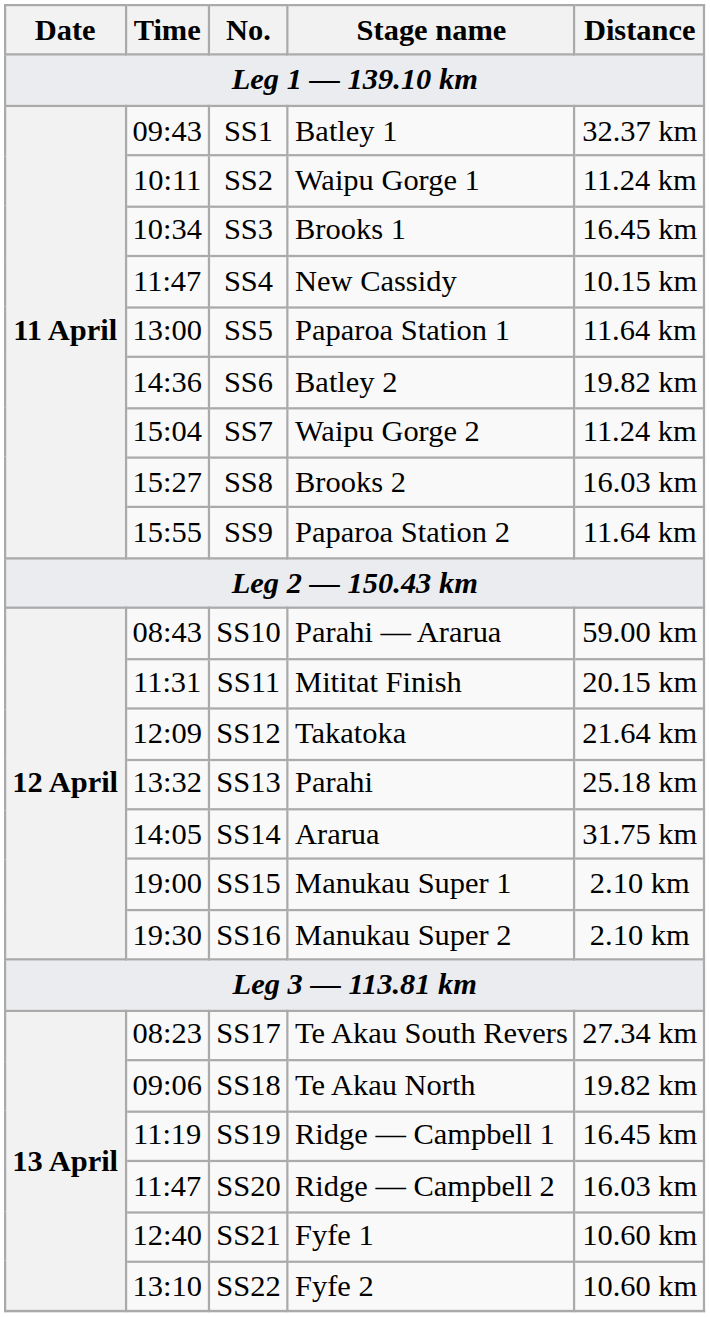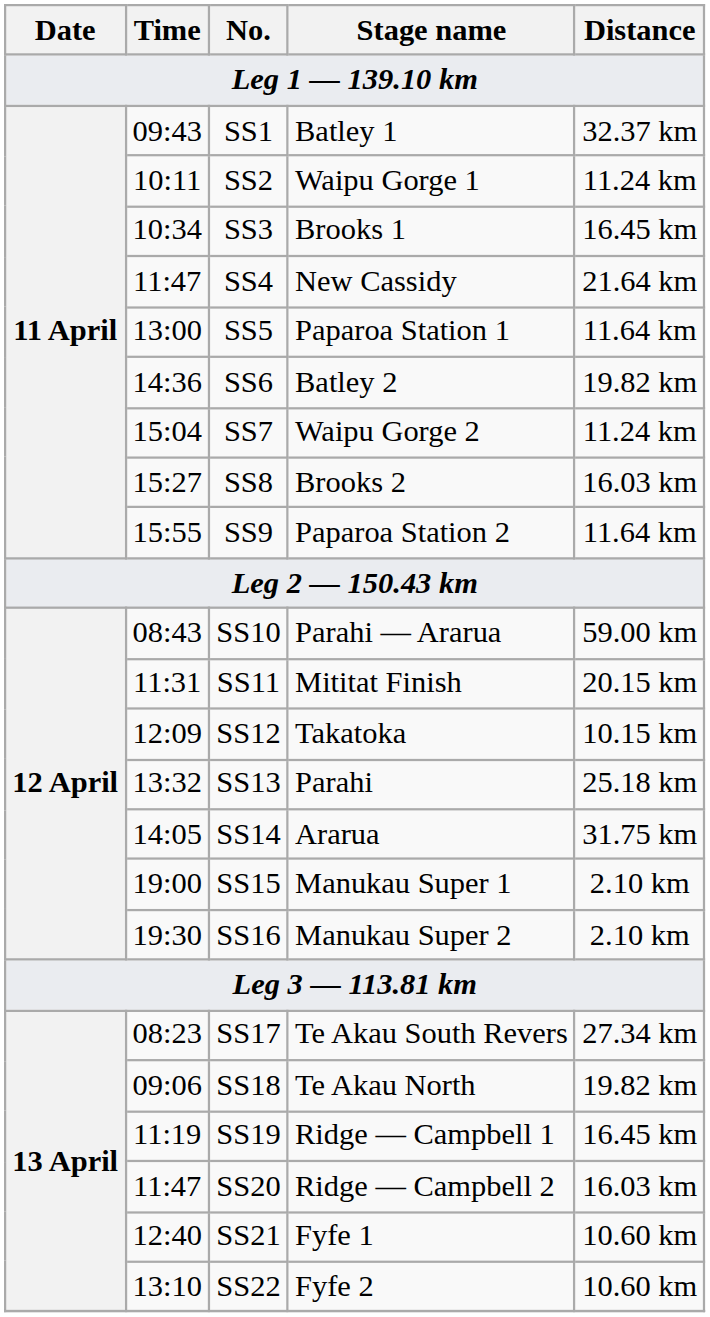(640, 280) 10.15 km -> (640, 280) 21.64 km
(640, 732) 21.64 km -> (640, 732) 10.15 km
